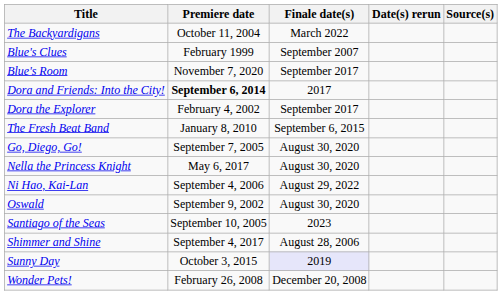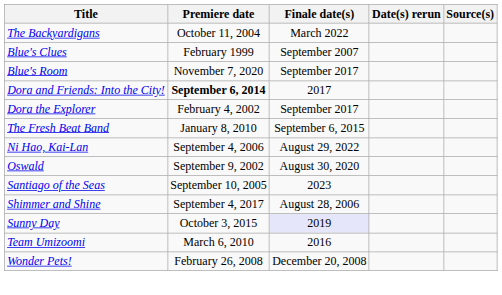- row: (44, 147)
- row: (69, 166)
+ row: (46, 242)
